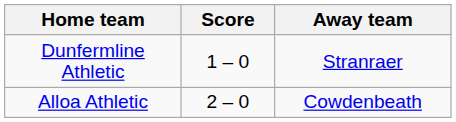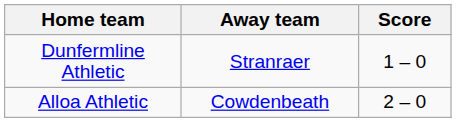columns swapped: (228, 19) <-> (363, 19)
